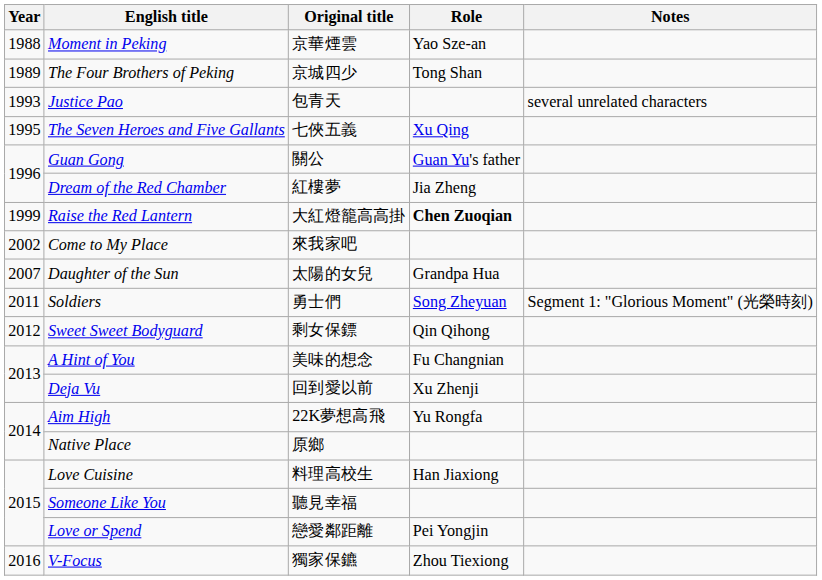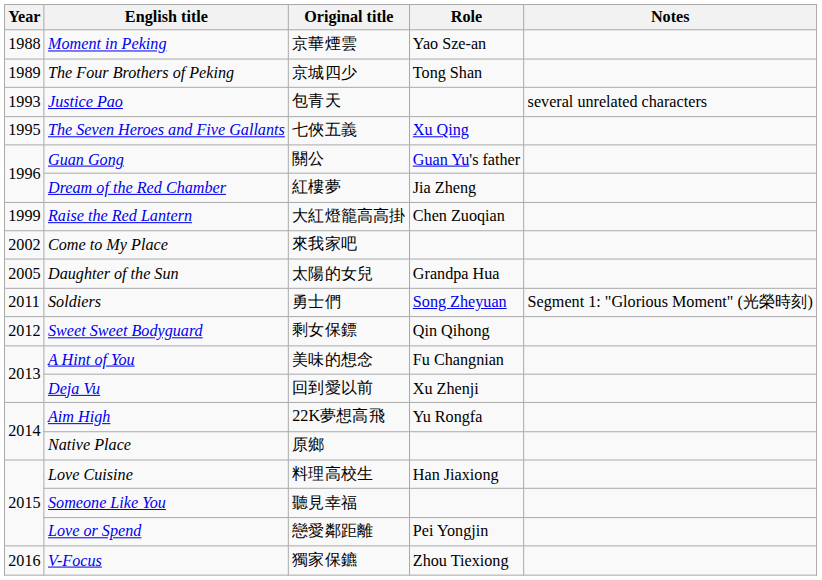(462, 216) bold -> (459, 216) normal
(24, 273) 2007 -> (24, 273) 2005
